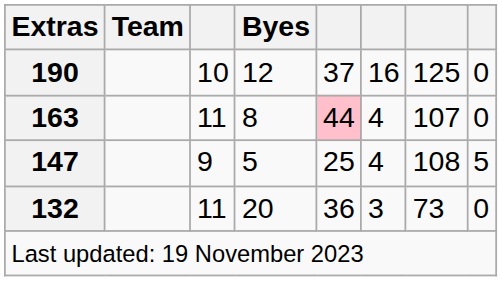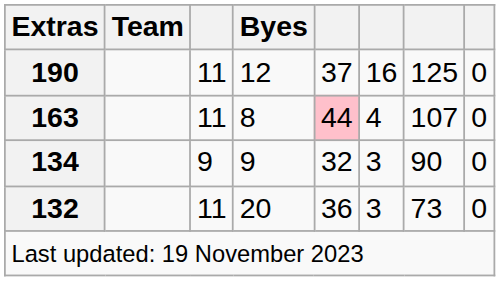(213, 72) 10 -> (212, 72) 11
- row: (55, 162)
+ row: (55, 162)
